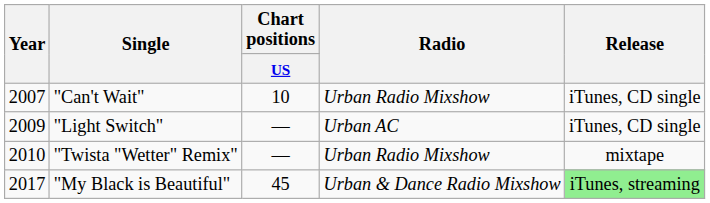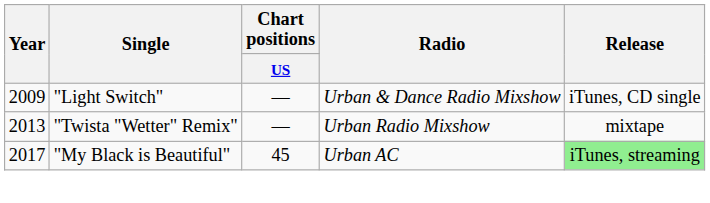- row: (99, 97)
(361, 126) Urban AC -> (442, 97) Urban & Dance Radio Mixshow
(27, 155) 2010 -> (27, 126) 2013
(442, 184) Urban & Dance Radio Mixshow -> (361, 155) Urban AC
